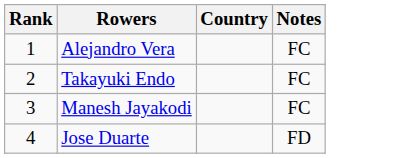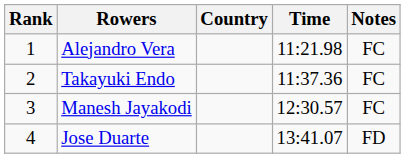+ column: (310, 19)
